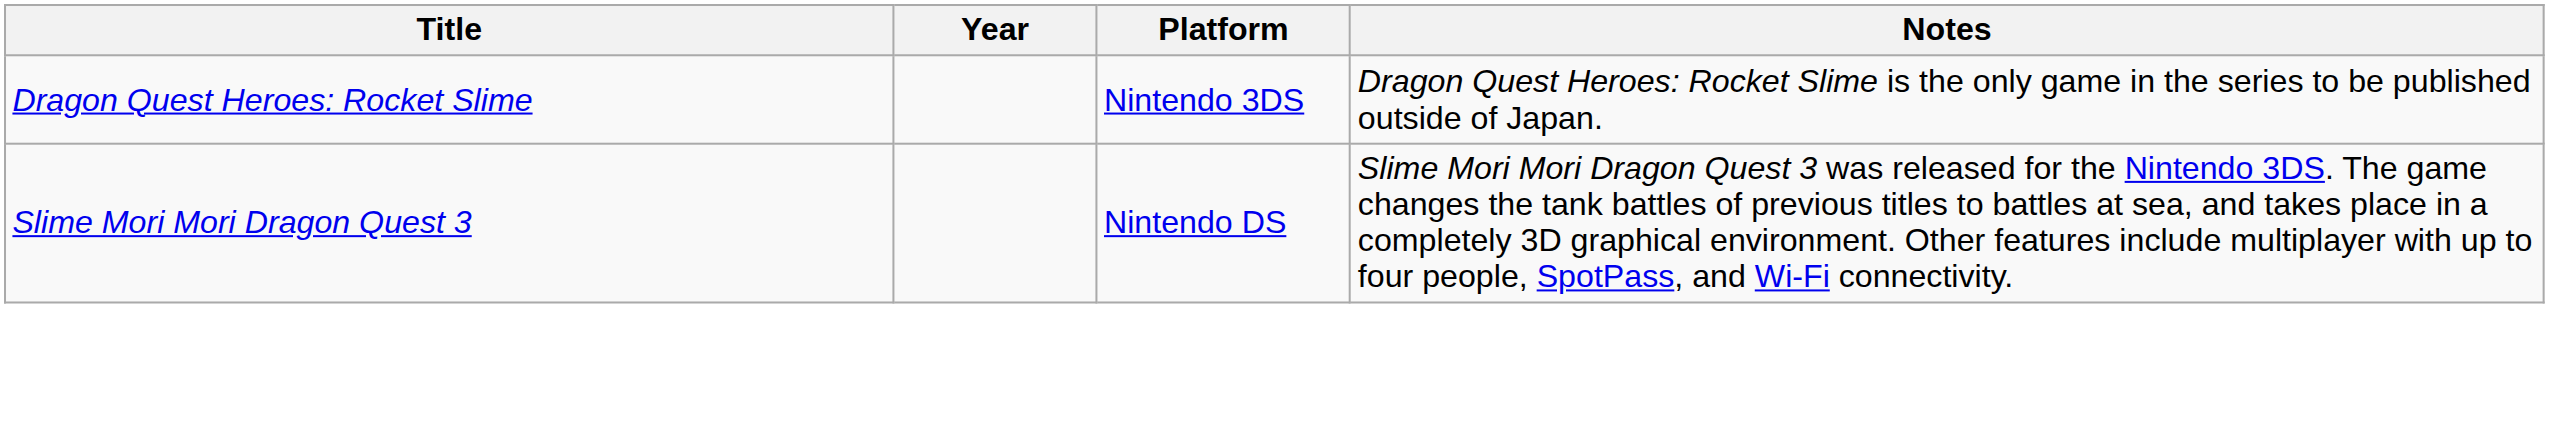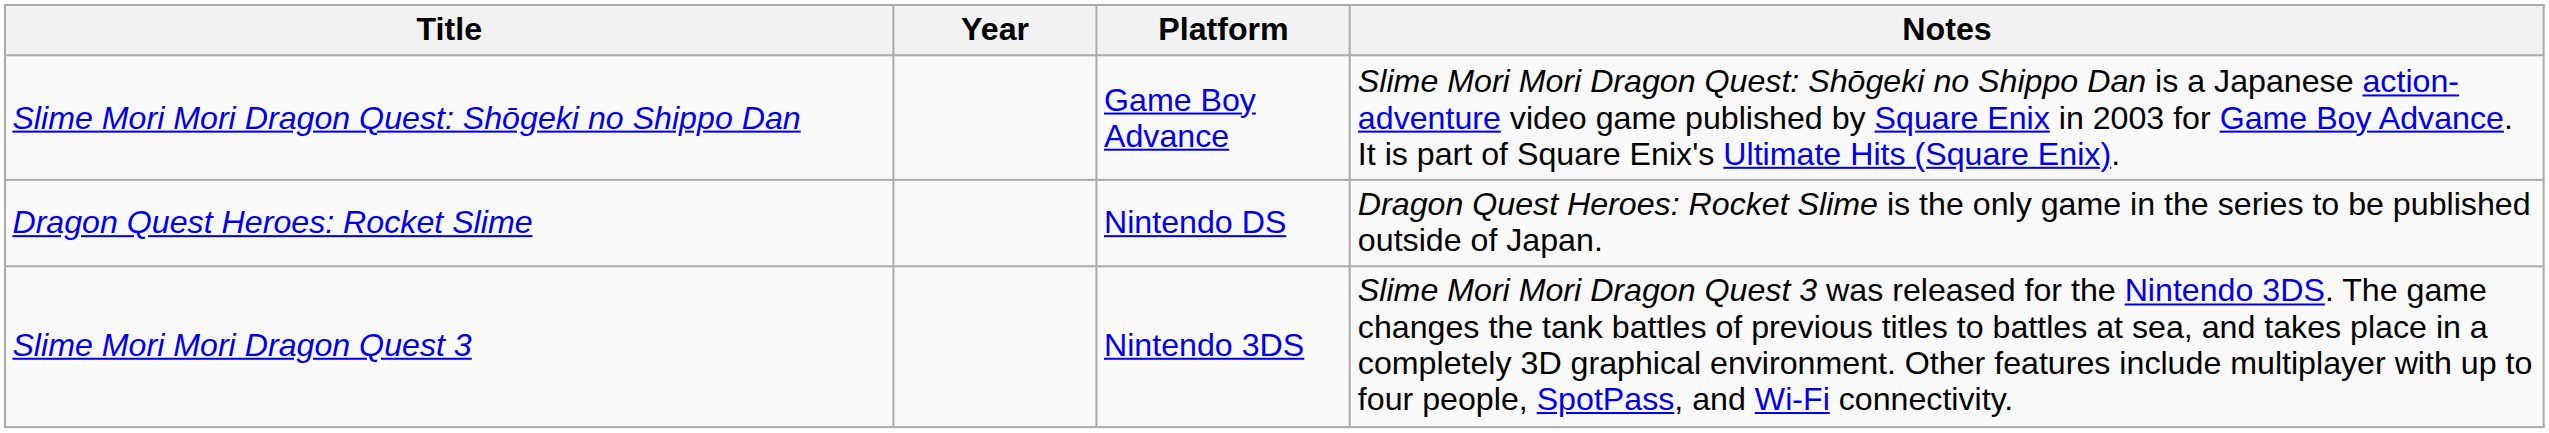+ row: (407, 117)
(1204, 99) Nintendo 3DS -> (1195, 222) Nintendo DS
(1195, 222) Nintendo DS -> (1204, 345) Nintendo 3DS
